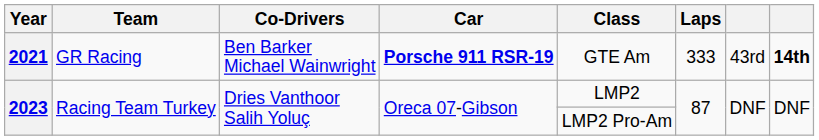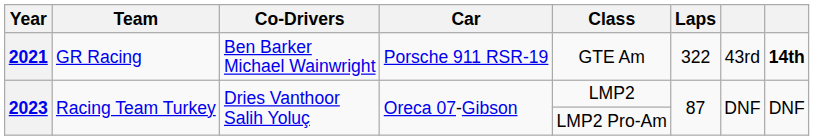(469, 56) bold -> (466, 56) normal
(701, 56) 333 -> (696, 56) 322
